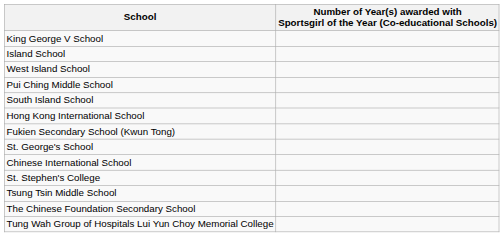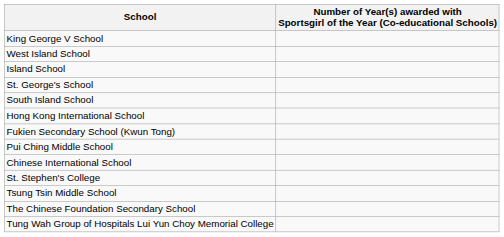rows swapped: (36, 54) <-> (48, 69)
rows swapped: (60, 85) <-> (50, 147)
